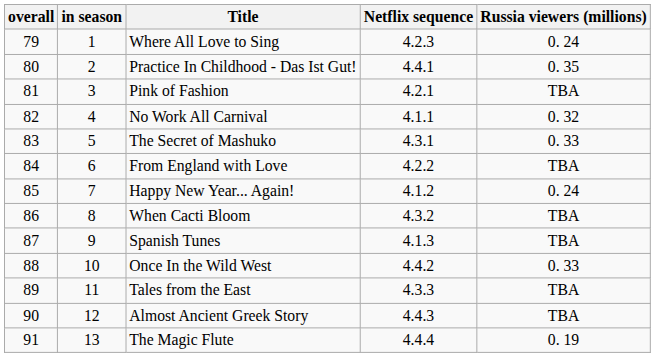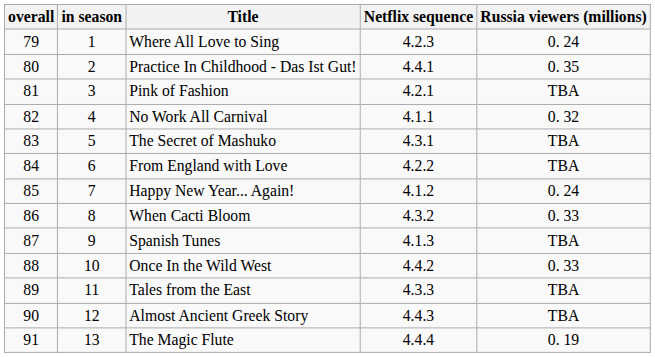(564, 141) 0. 33 -> (564, 141) TBA
(564, 215) TBA -> (564, 215) 0. 33
